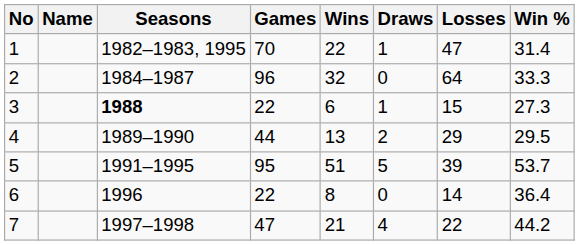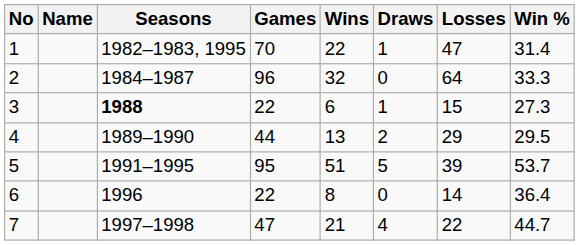(532, 225) 44.2 -> (532, 225) 44.7
